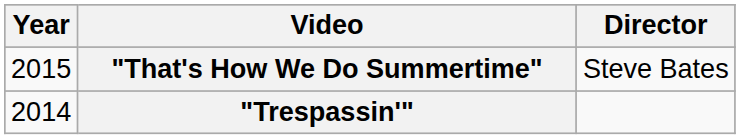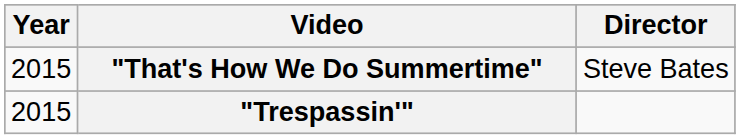(41, 111) 2014 -> (41, 111) 2015
